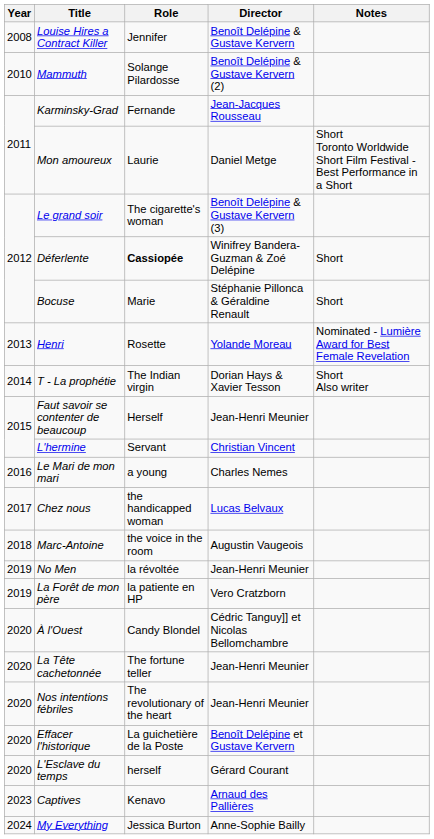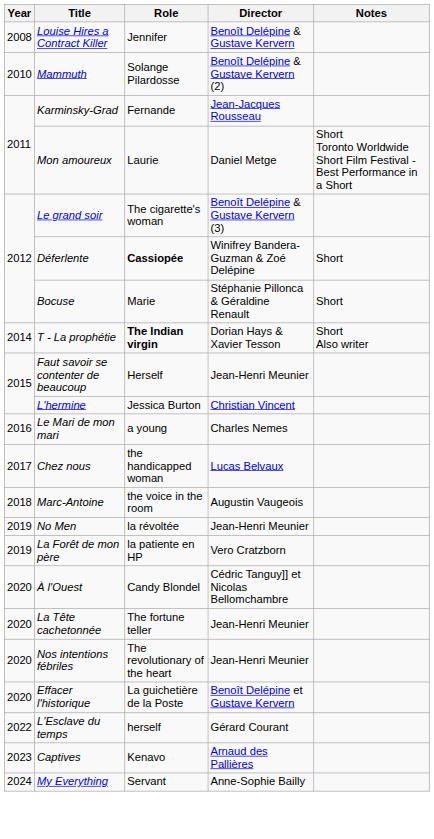- row: (50, 344)
(154, 381) normal -> (155, 338) bold
(147, 448) Servant -> (164, 405) Jessica Burton
(19, 770) 2020 -> (19, 727) 2022
(164, 825) Jessica Burton -> (147, 782) Servant
